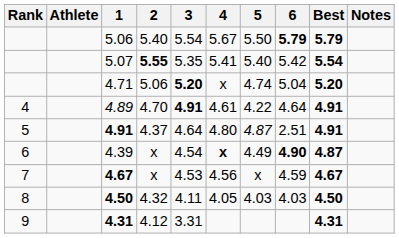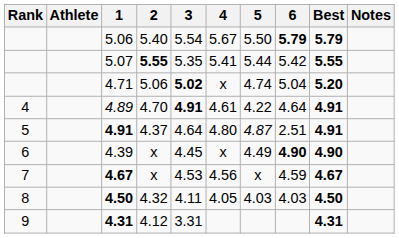(258, 61) 5.40 -> (258, 61) 5.44
(329, 61) 5.54 -> (329, 61) 5.55
(188, 84) 5.20 -> (188, 84) 5.02
(188, 152) 4.54 -> (188, 152) 4.45
(223, 152) bold -> (223, 152) normal
(329, 152) 4.87 -> (329, 152) 4.90
